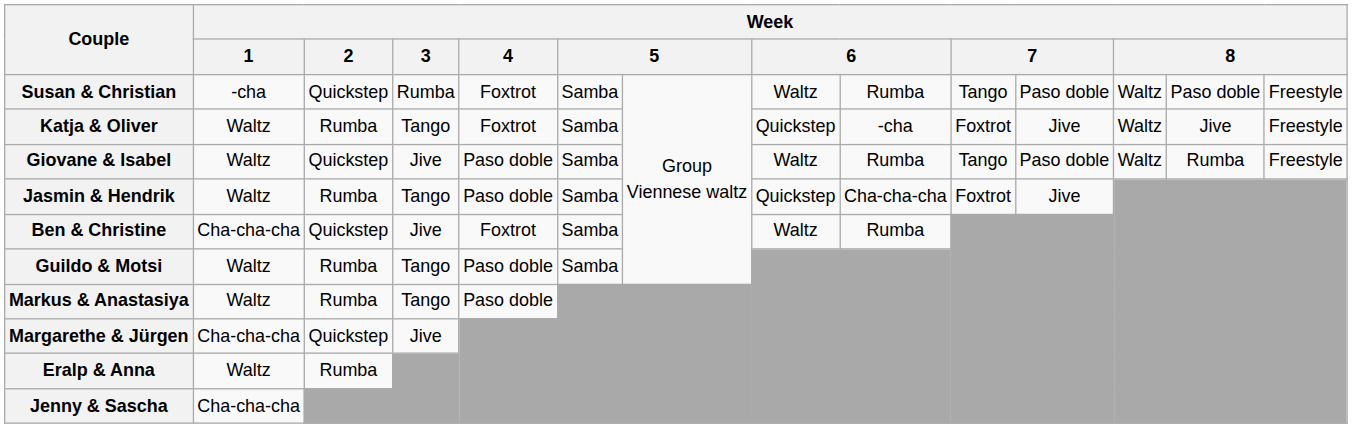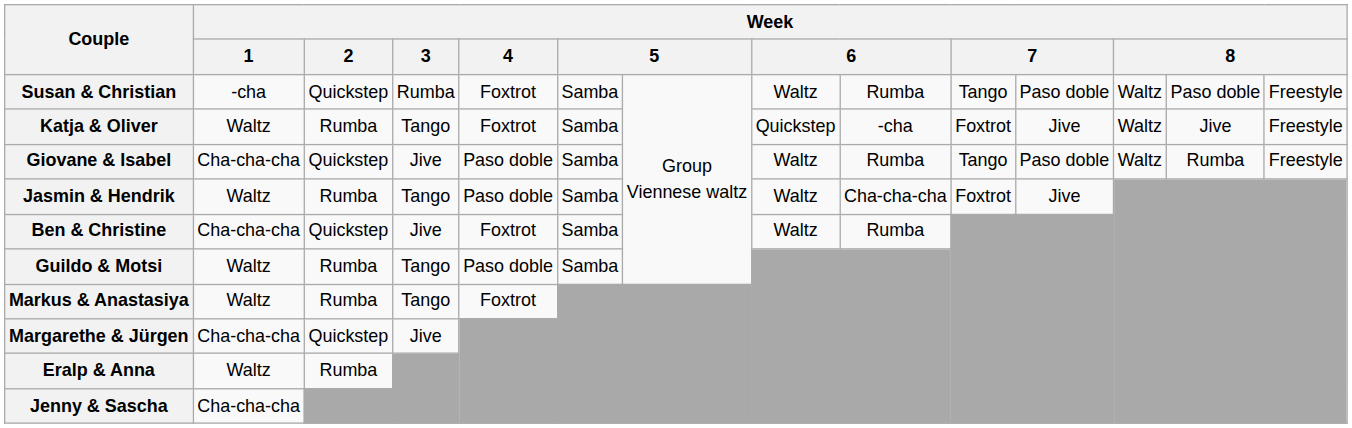(249, 161) Waltz -> (249, 161) Cha-cha-cha
(796, 196) Quickstep -> (796, 196) Waltz
(508, 300) Paso doble -> (508, 300) Foxtrot
